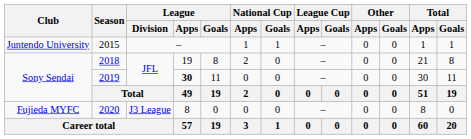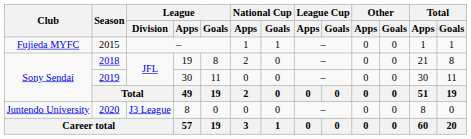(48, 45) Juntendo University -> (48, 45) Fujieda MYFC
(187, 77) bold -> (187, 77) normal
(48, 110) Fujieda MYFC -> (48, 110) Juntendo University
